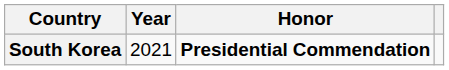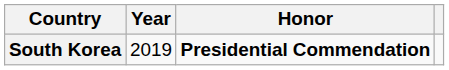(151, 49) 2021 -> (151, 49) 2019
